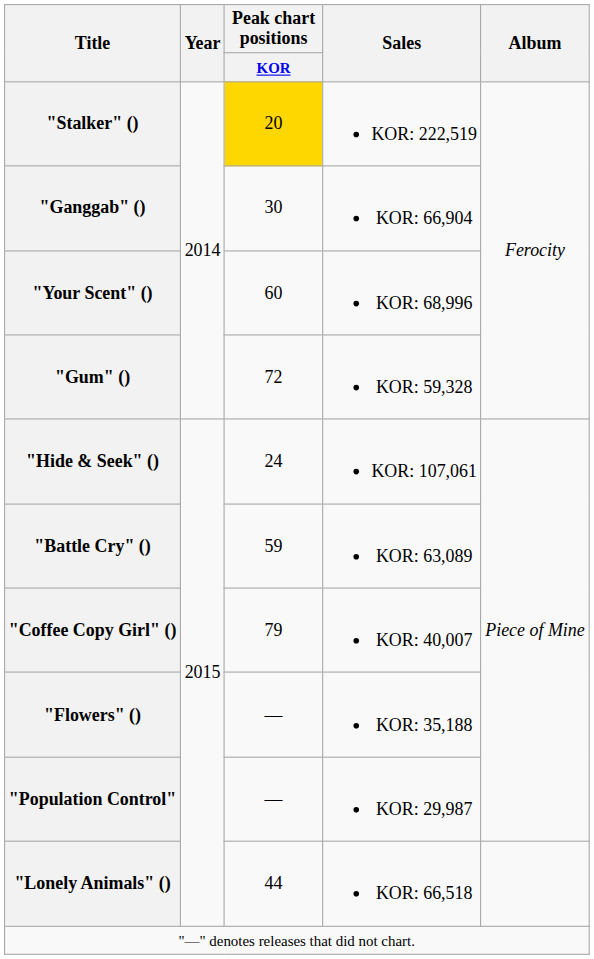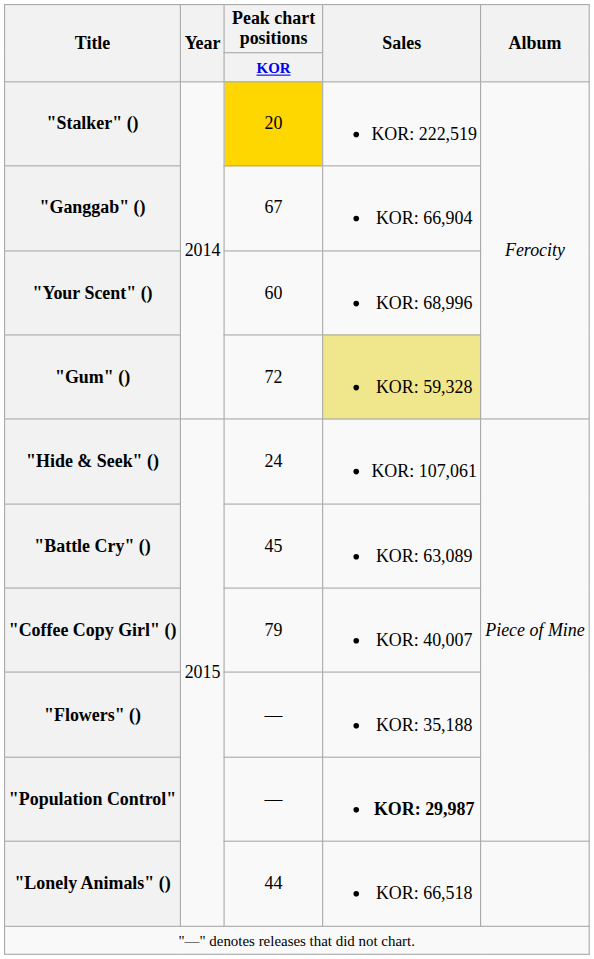(274, 208) 30 -> (274, 208) 67
(402, 387) no background -> (402, 387) khaki background
(274, 545) 59 -> (274, 545) 45
(402, 809) normal -> (402, 809) bold
